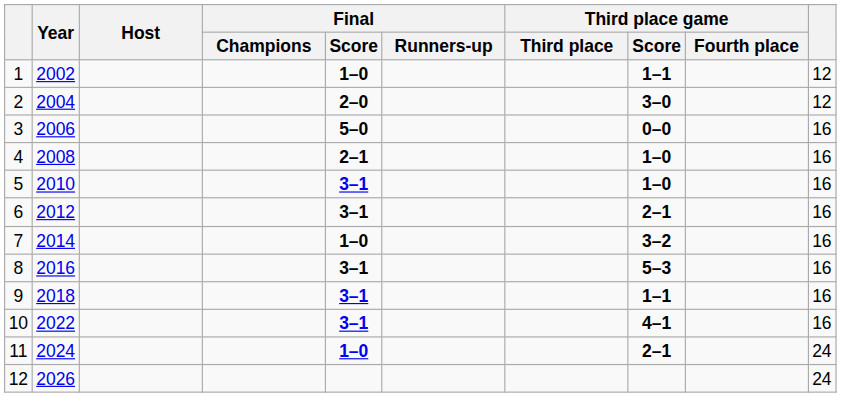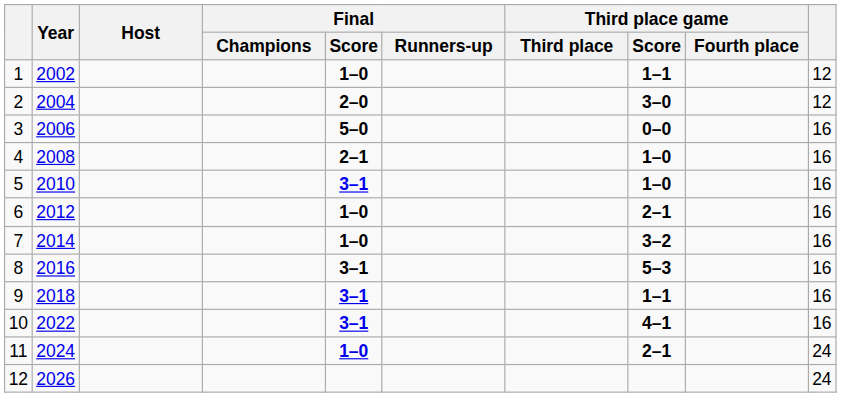(354, 212) 3–1 -> (354, 212) 1–0
